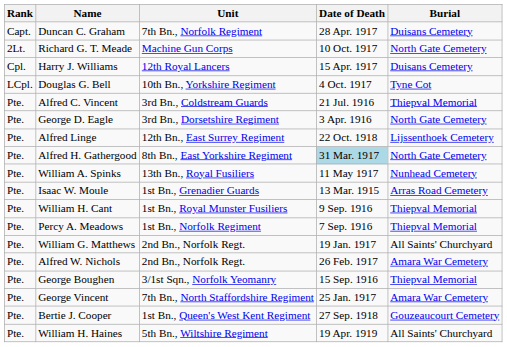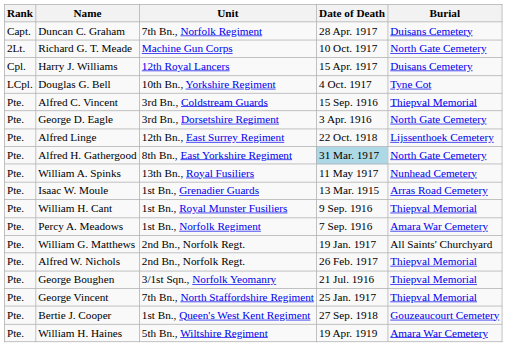(347, 102) 21 Jul. 1916 -> (348, 102) 15 Sep. 1916
(434, 226) Thiepval Memorial -> (439, 226) Amara War Cemetery
(439, 262) Amara War Cemetery -> (434, 262) Thiepval Memorial
(348, 279) 15 Sep. 1916 -> (347, 279) 21 Jul. 1916
(439, 297) Amara War Cemetery -> (434, 297) Thiepval Memorial
(441, 333) All Saints' Churchyard -> (439, 333) Amara War Cemetery
